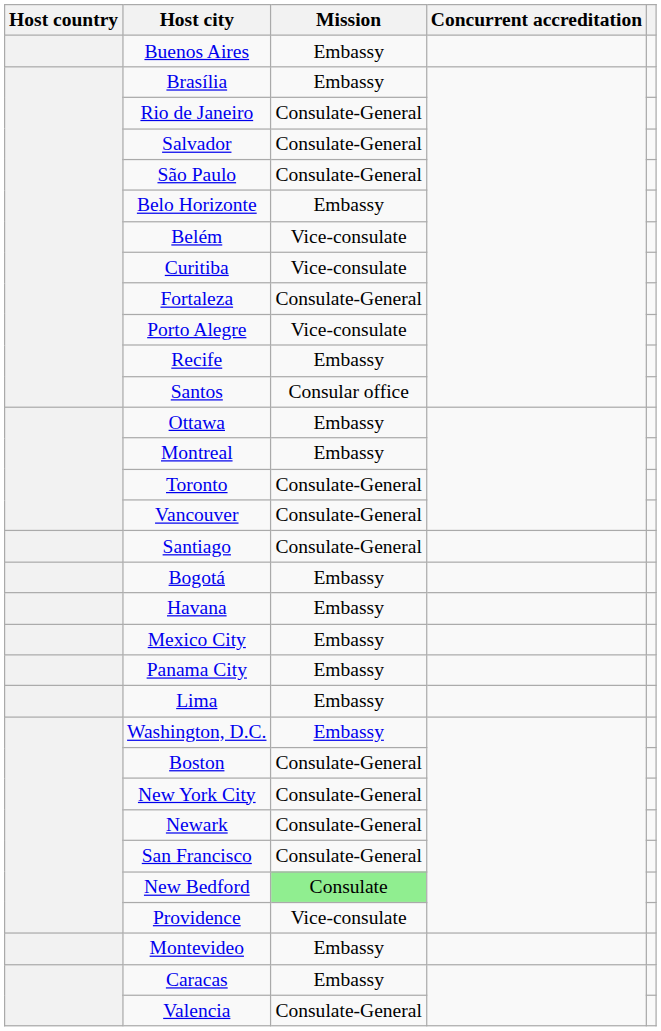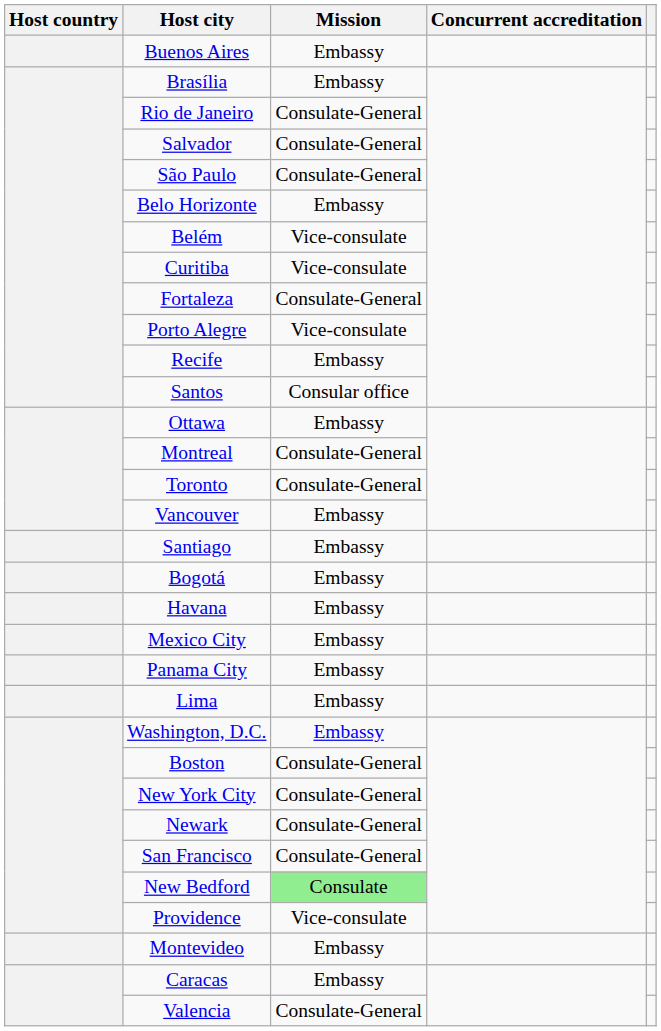(349, 453) Embassy -> (349, 453) Consulate-General
(349, 515) Consulate-General -> (349, 515) Embassy
(349, 546) Consulate-General -> (349, 546) Embassy
